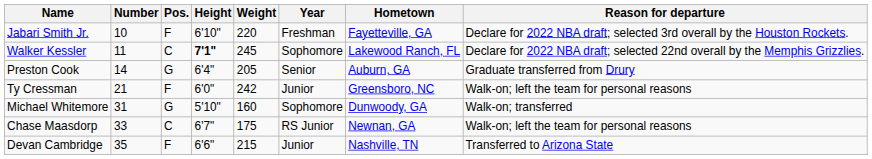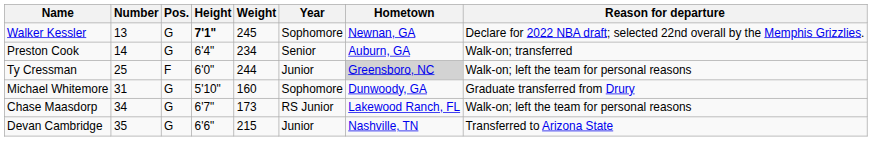- row: (48, 32)
(120, 51) 11 -> (120, 32) 13
(168, 51) C -> (169, 32) G
(404, 51) Lakewood Ranch, FL -> (382, 32) Newnan, GA
(247, 70) 205 -> (247, 51) 234
(550, 70) Graduate transferred from Drury -> (519, 51) Walk-on; transferred
(120, 88) 21 -> (120, 70) 25
(247, 88) 242 -> (247, 70) 244
(391, 88) no background -> (391, 70) lightgrey background
(519, 107) Walk-on; transferred -> (550, 88) Graduate transferred from Drury
(120, 126) 33 -> (120, 107) 34
(168, 126) C -> (169, 107) G
(247, 126) 175 -> (247, 107) 173
(382, 126) Newnan, GA -> (404, 107) Lakewood Ranch, FL
(168, 145) F -> (169, 126) G
